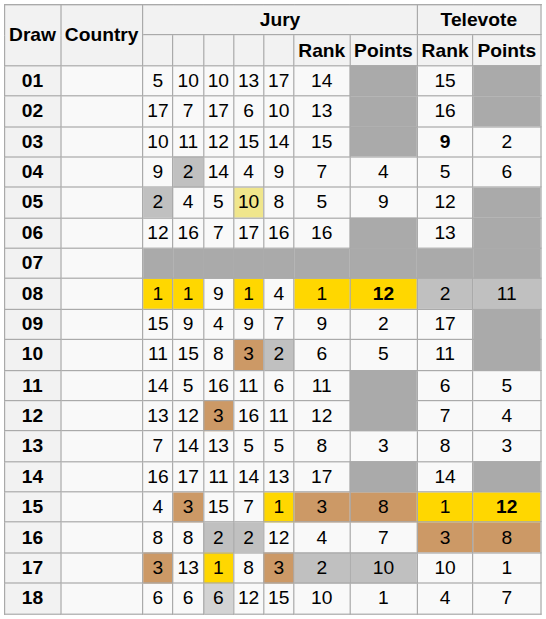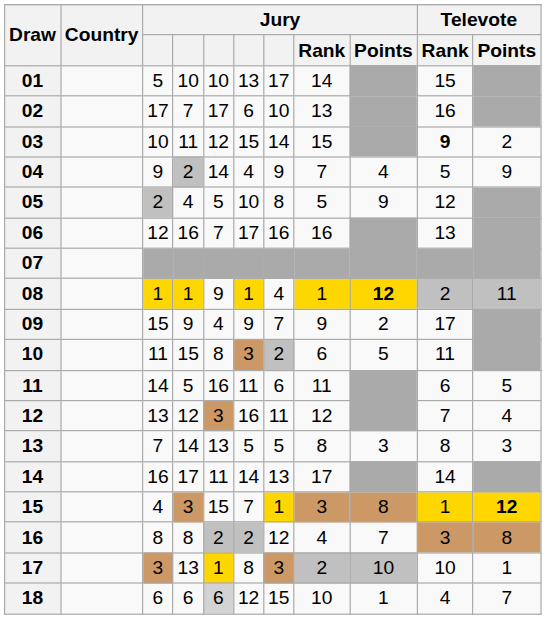(507, 171) 6 -> (507, 171) 9
(249, 202) khaki background -> (249, 202) no background
